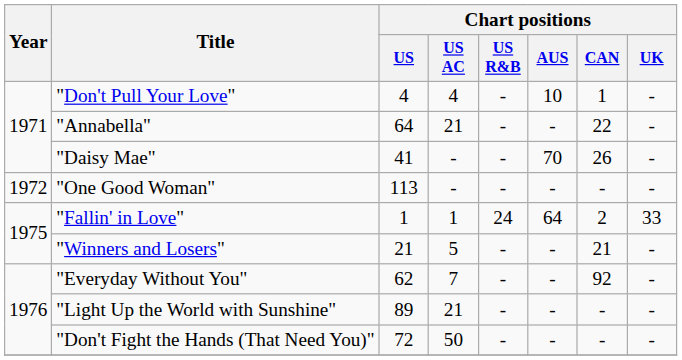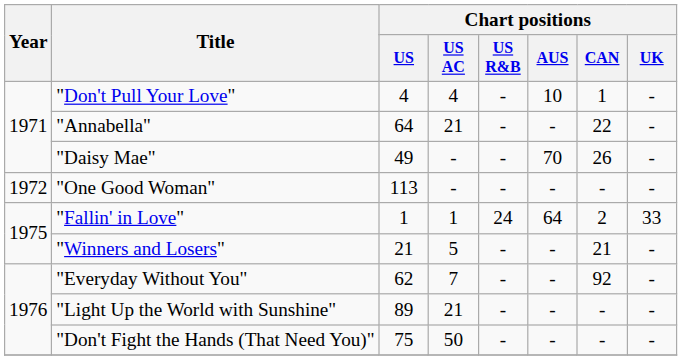(404, 157) 41 -> (404, 157) 49
(404, 339) 72 -> (404, 339) 75
